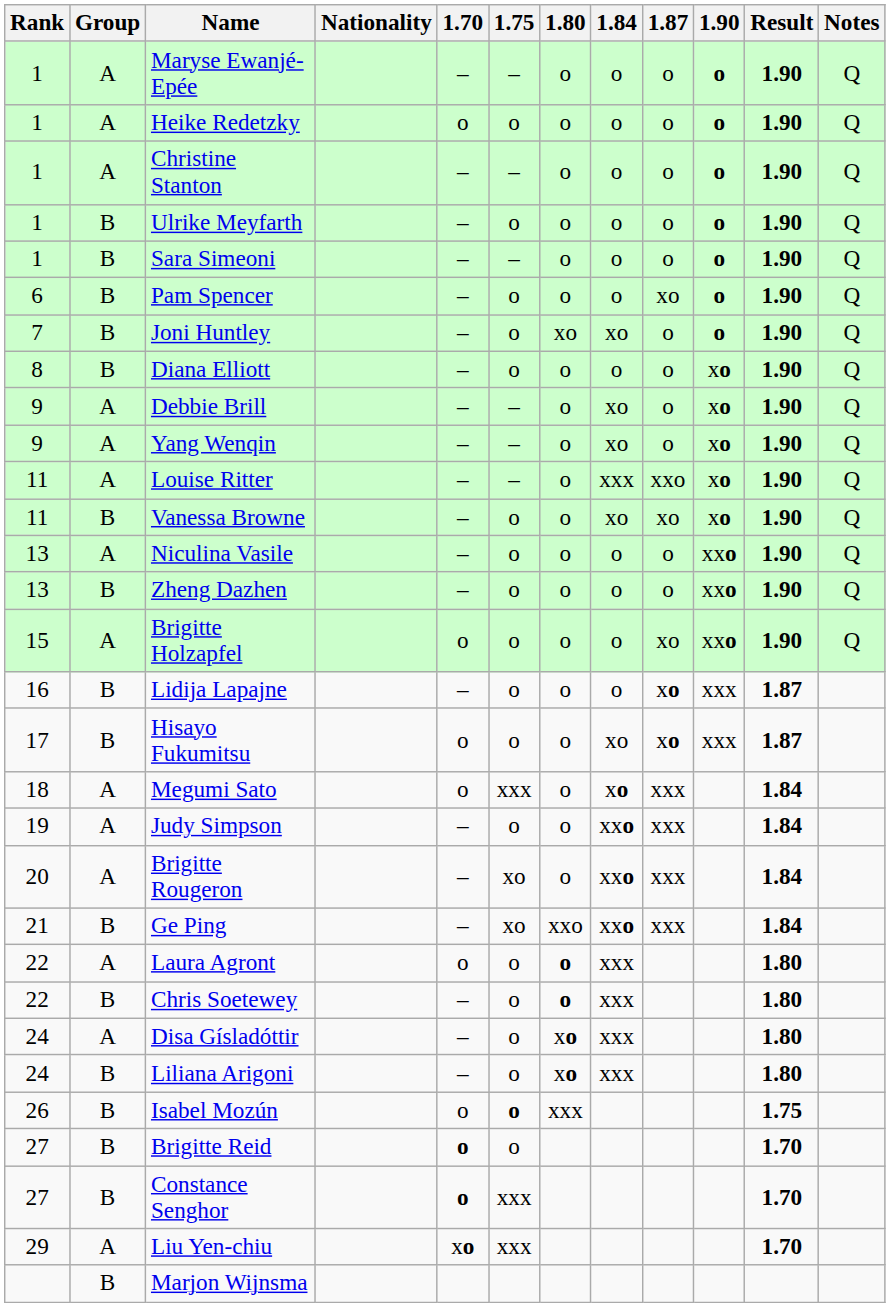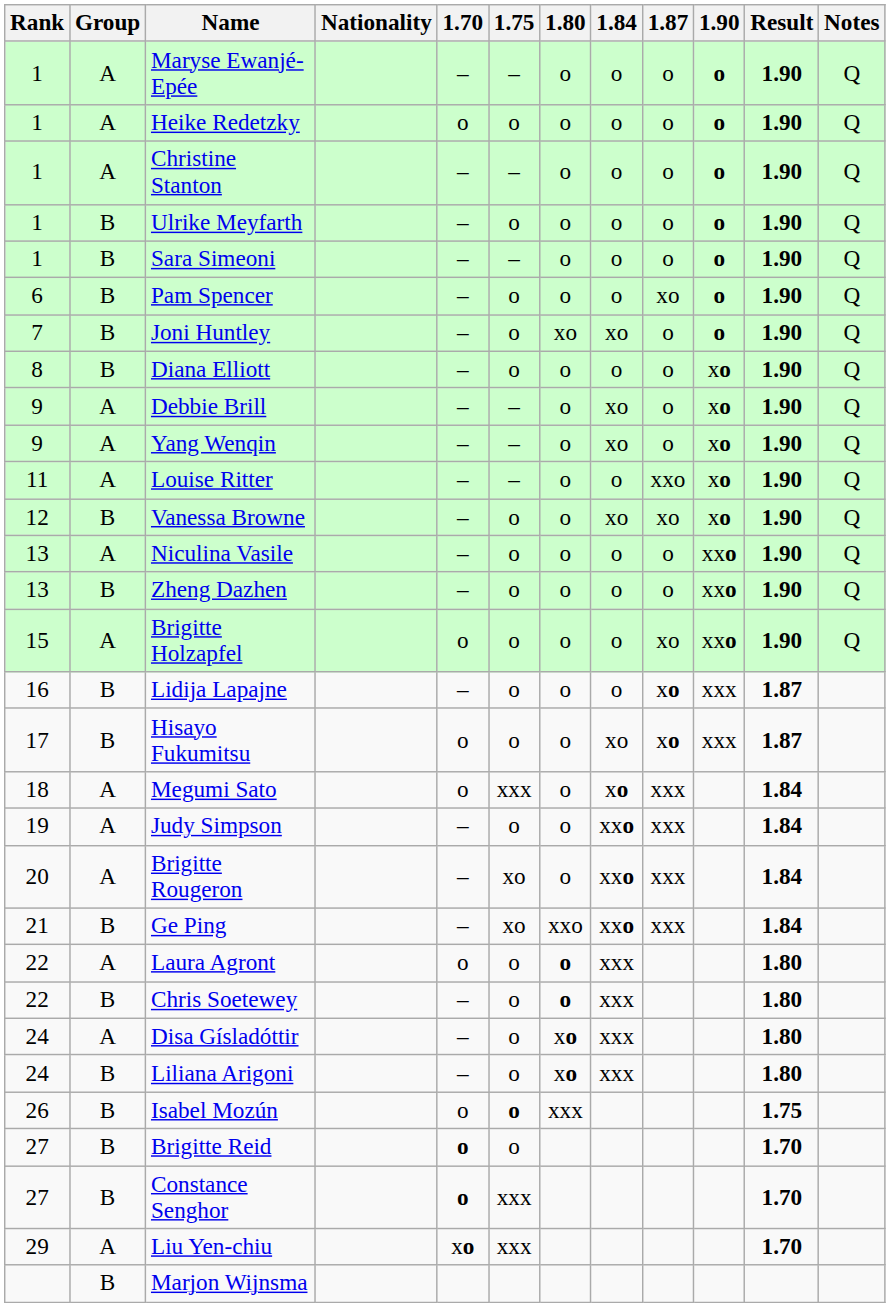(617, 479) xxx -> (617, 479) o
(37, 516) 11 -> (37, 516) 12
